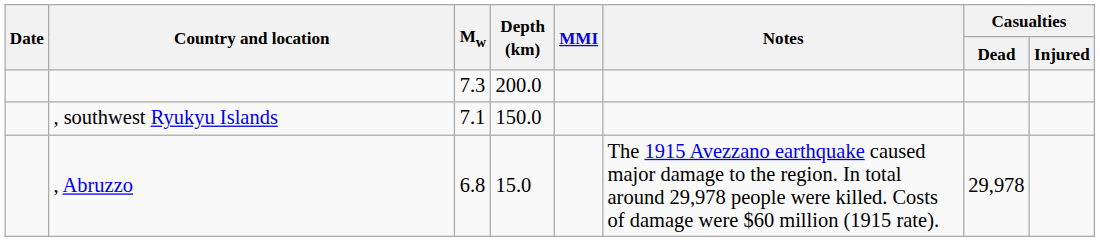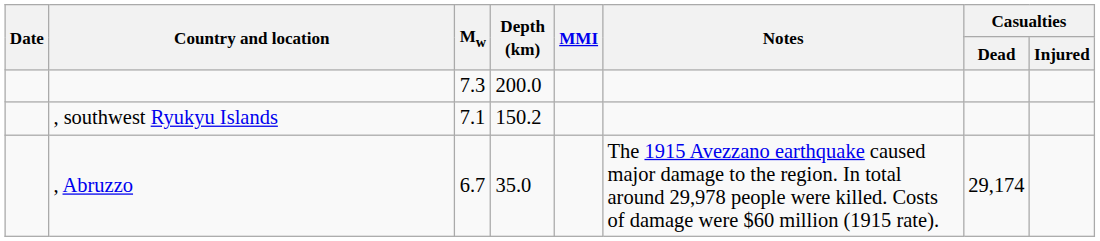(519, 118) 150.0 -> (519, 118) 150.2
(472, 185) 6.8 -> (472, 185) 6.7
(513, 185) 15.0 -> (513, 185) 35.0
(996, 185) 29,978 -> (996, 185) 29,174
